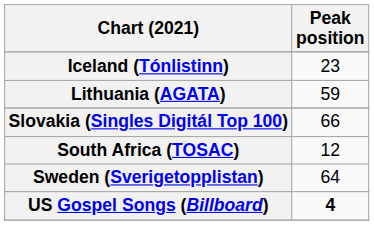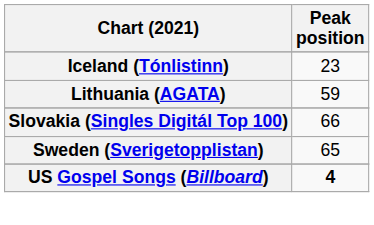- row: (148, 149)
(330, 177) 64 -> (330, 149) 65
